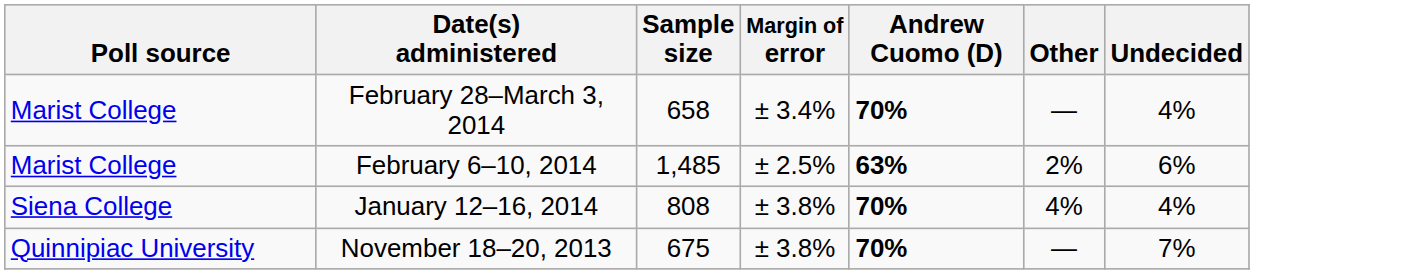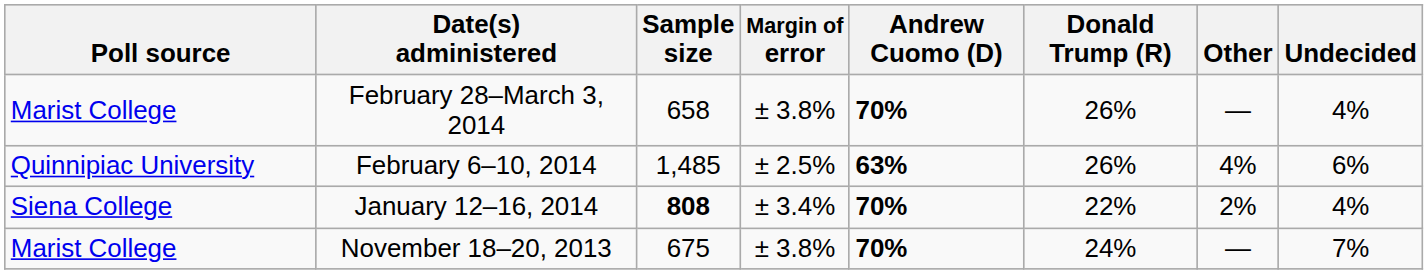+ column: (1110, 39)
(795, 109) ± 3.4% -> (795, 109) ± 3.8%
(94, 165) Marist College -> (133, 165) Quinnipiac University
(1064, 165) 2% -> (1238, 165) 4%
(688, 206) normal -> (688, 206) bold
(795, 206) ± 3.8% -> (795, 206) ± 3.4%
(1064, 206) 4% -> (1238, 206) 2%
(133, 247) Quinnipiac University -> (94, 247) Marist College
